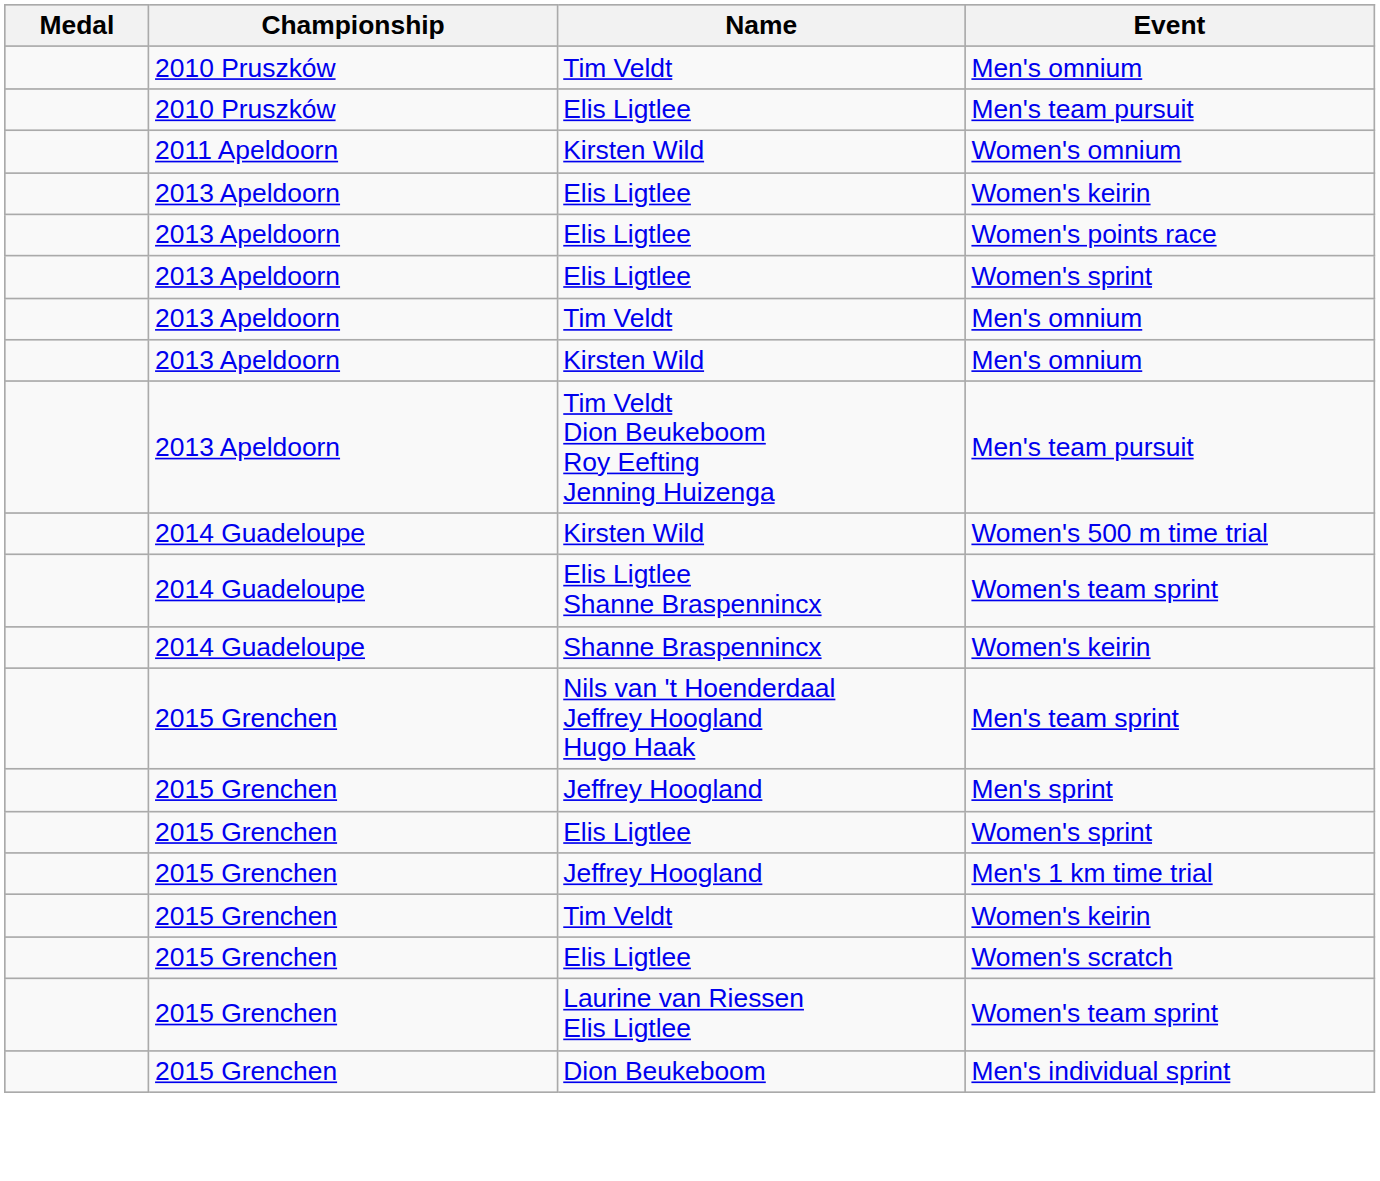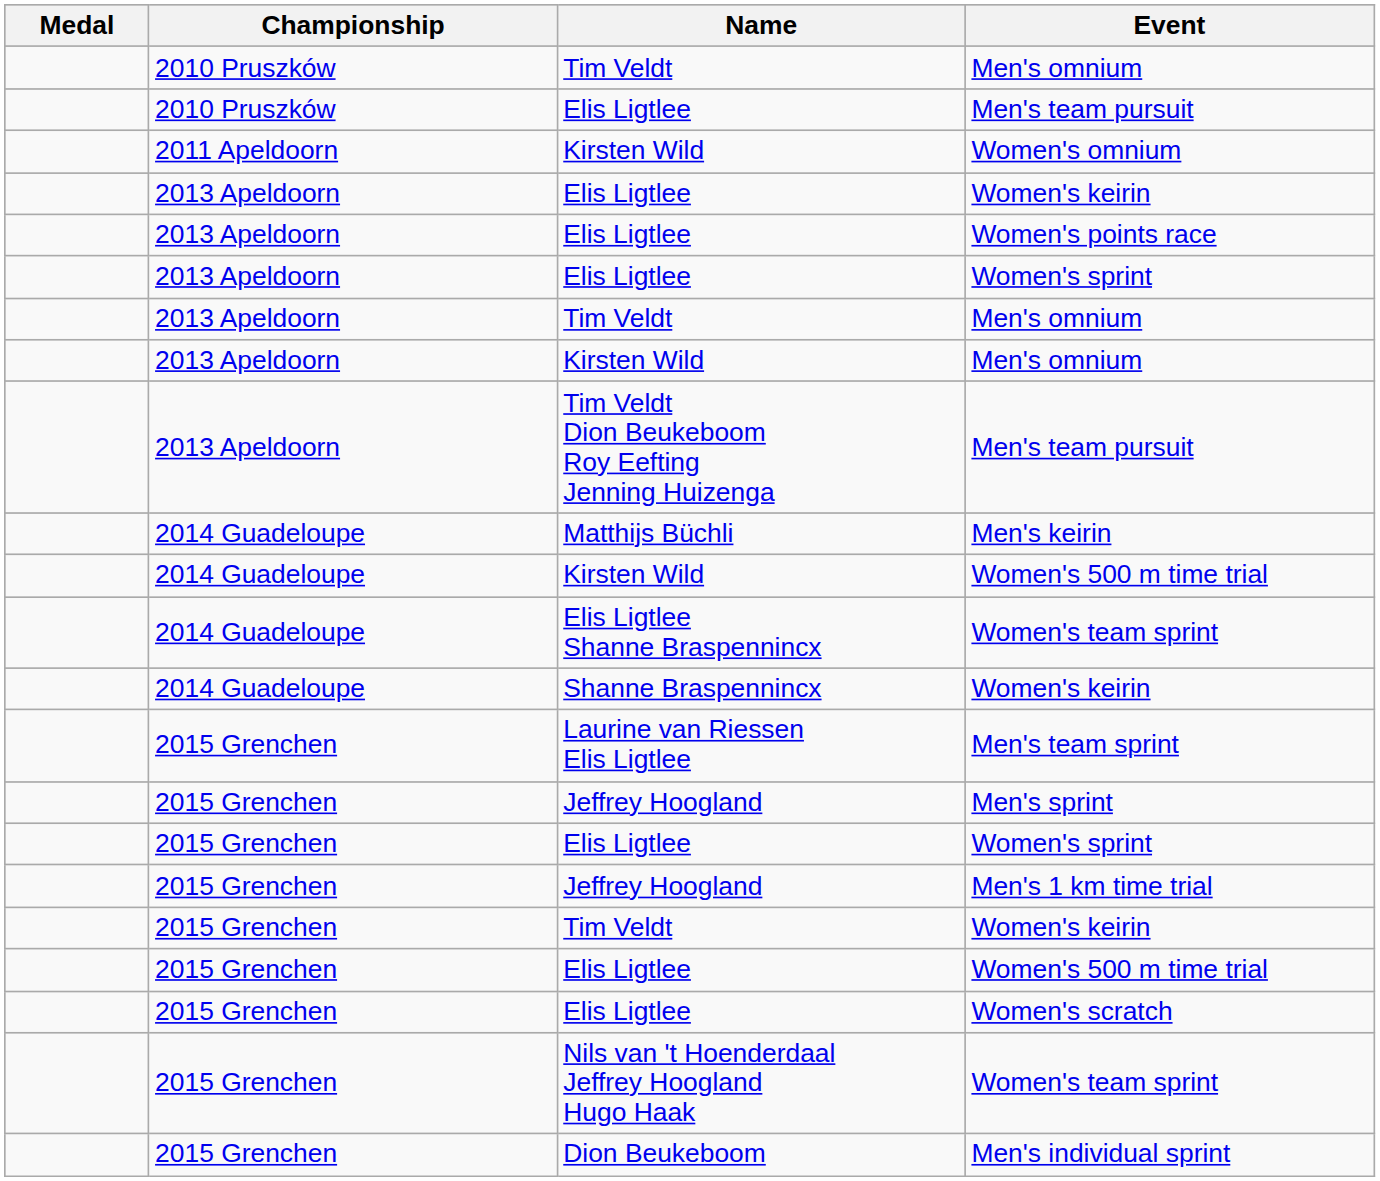+ row: (260, 533)
(699, 718) Nils van 't Hoenderdaal Jeffrey Hoogland Hugo Haak -> (684, 745) Laurine van Riessen Elis Ligtlee
+ row: (246, 969)
(684, 1013) Laurine van Riessen Elis Ligtlee -> (699, 1082) Nils van 't Hoenderdaal Jeffrey Hoogland Hugo Haak
